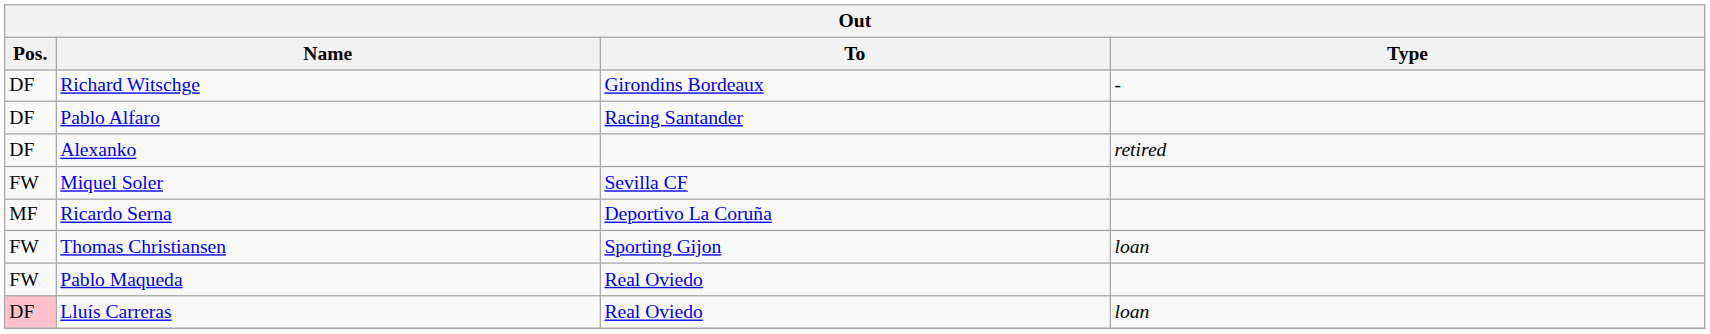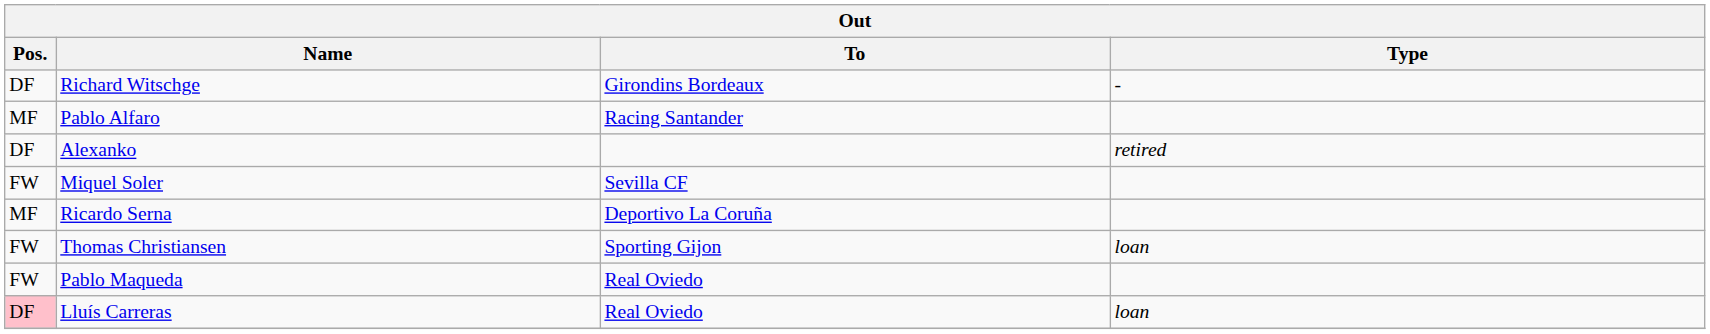(22, 117) DF -> (23, 117) MF
